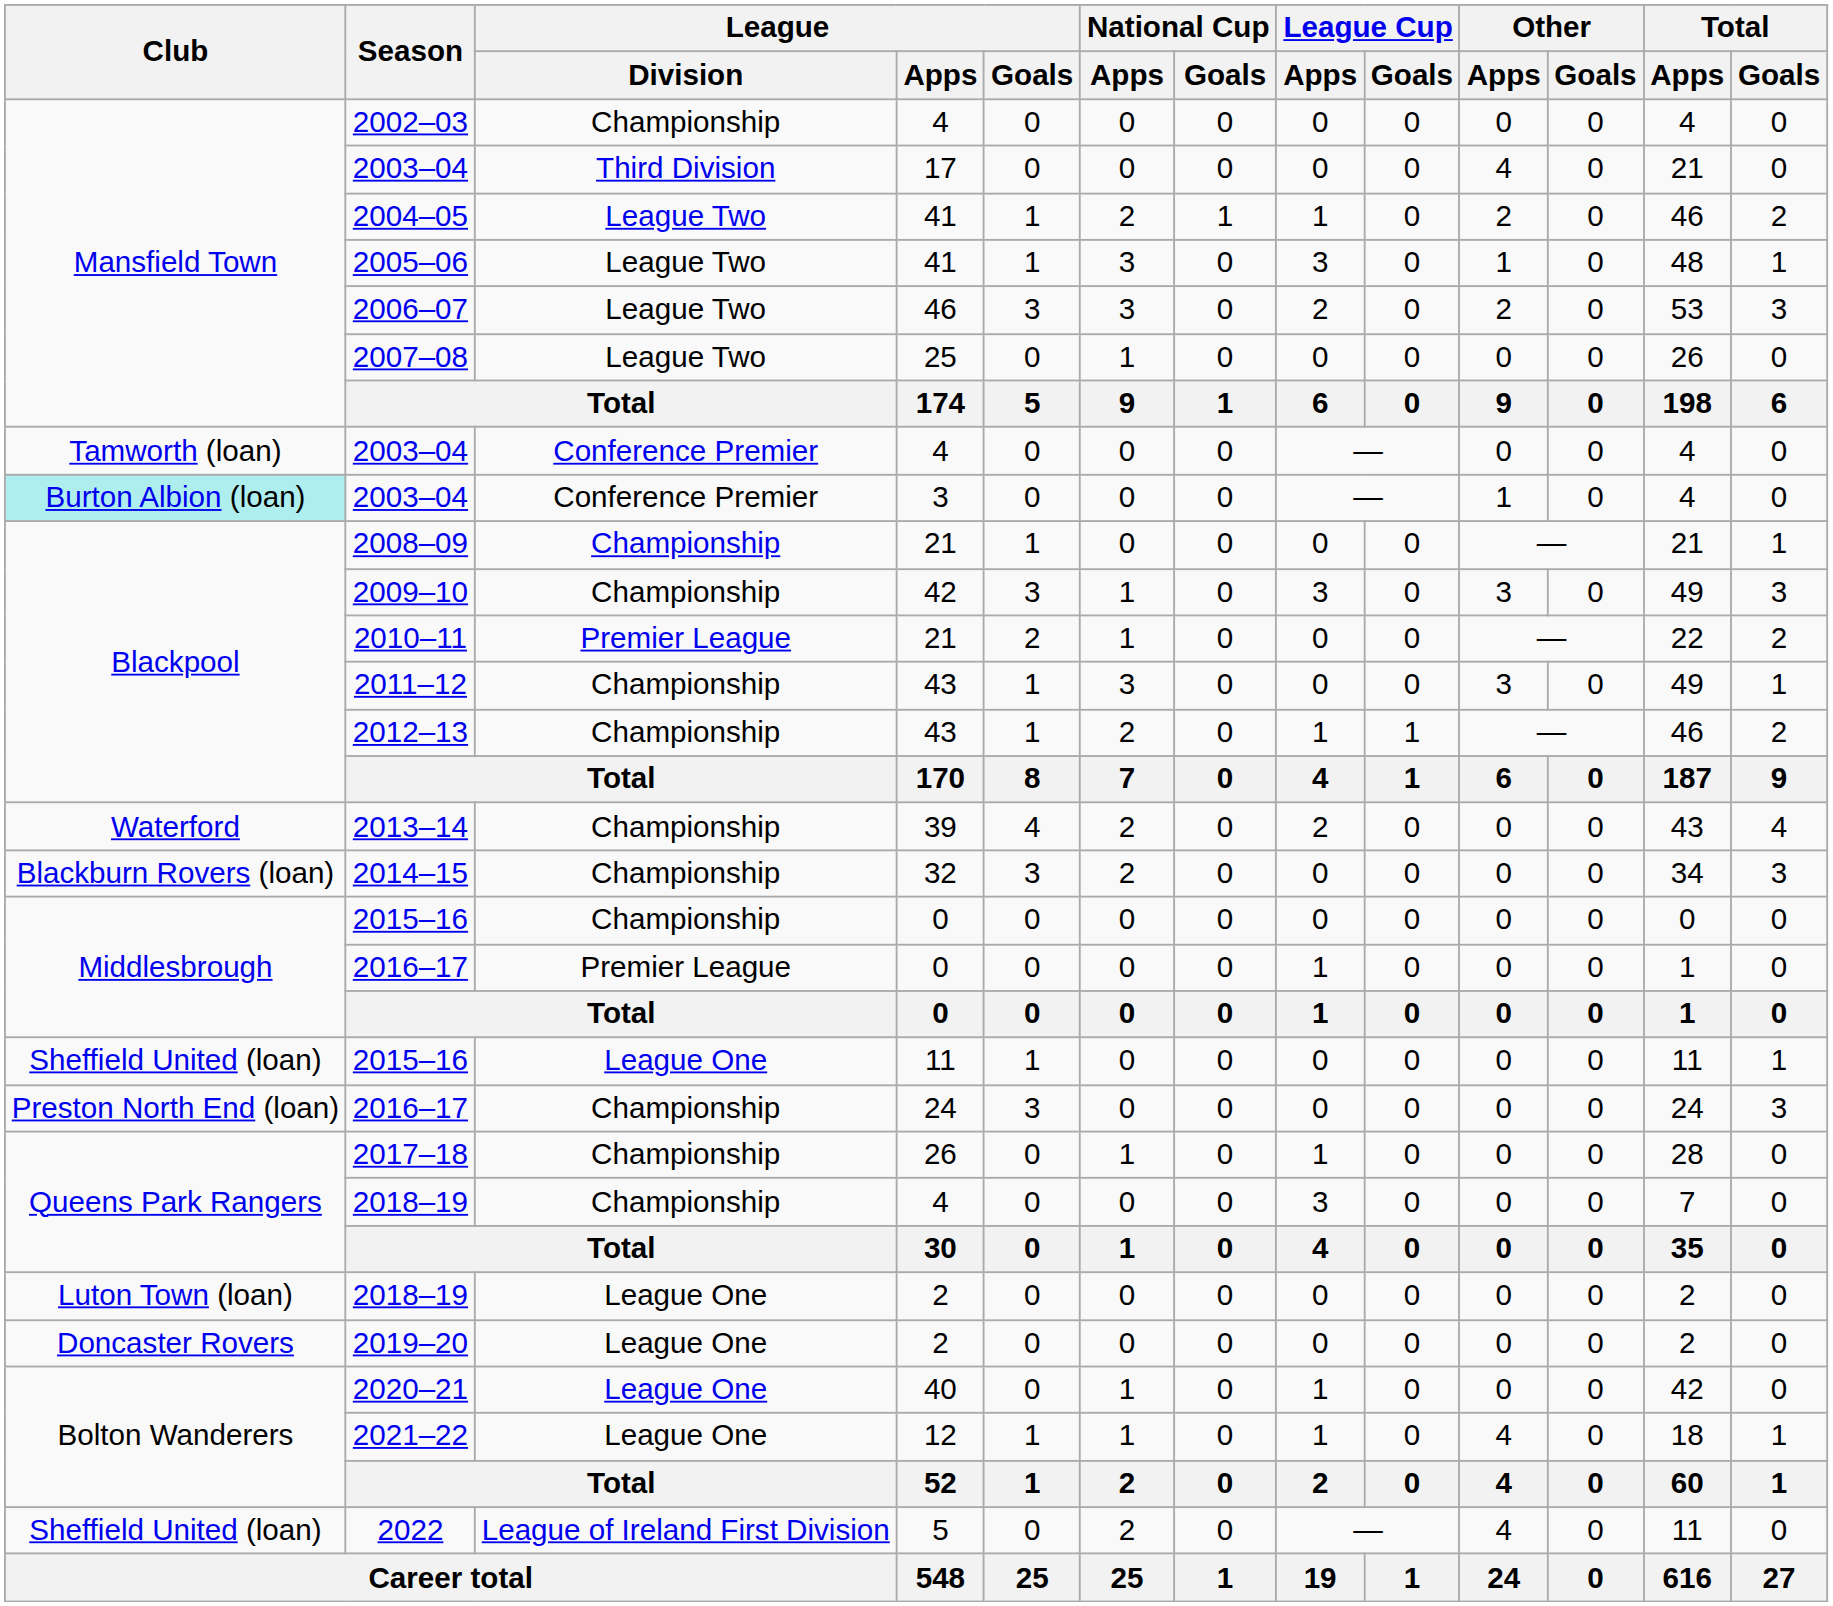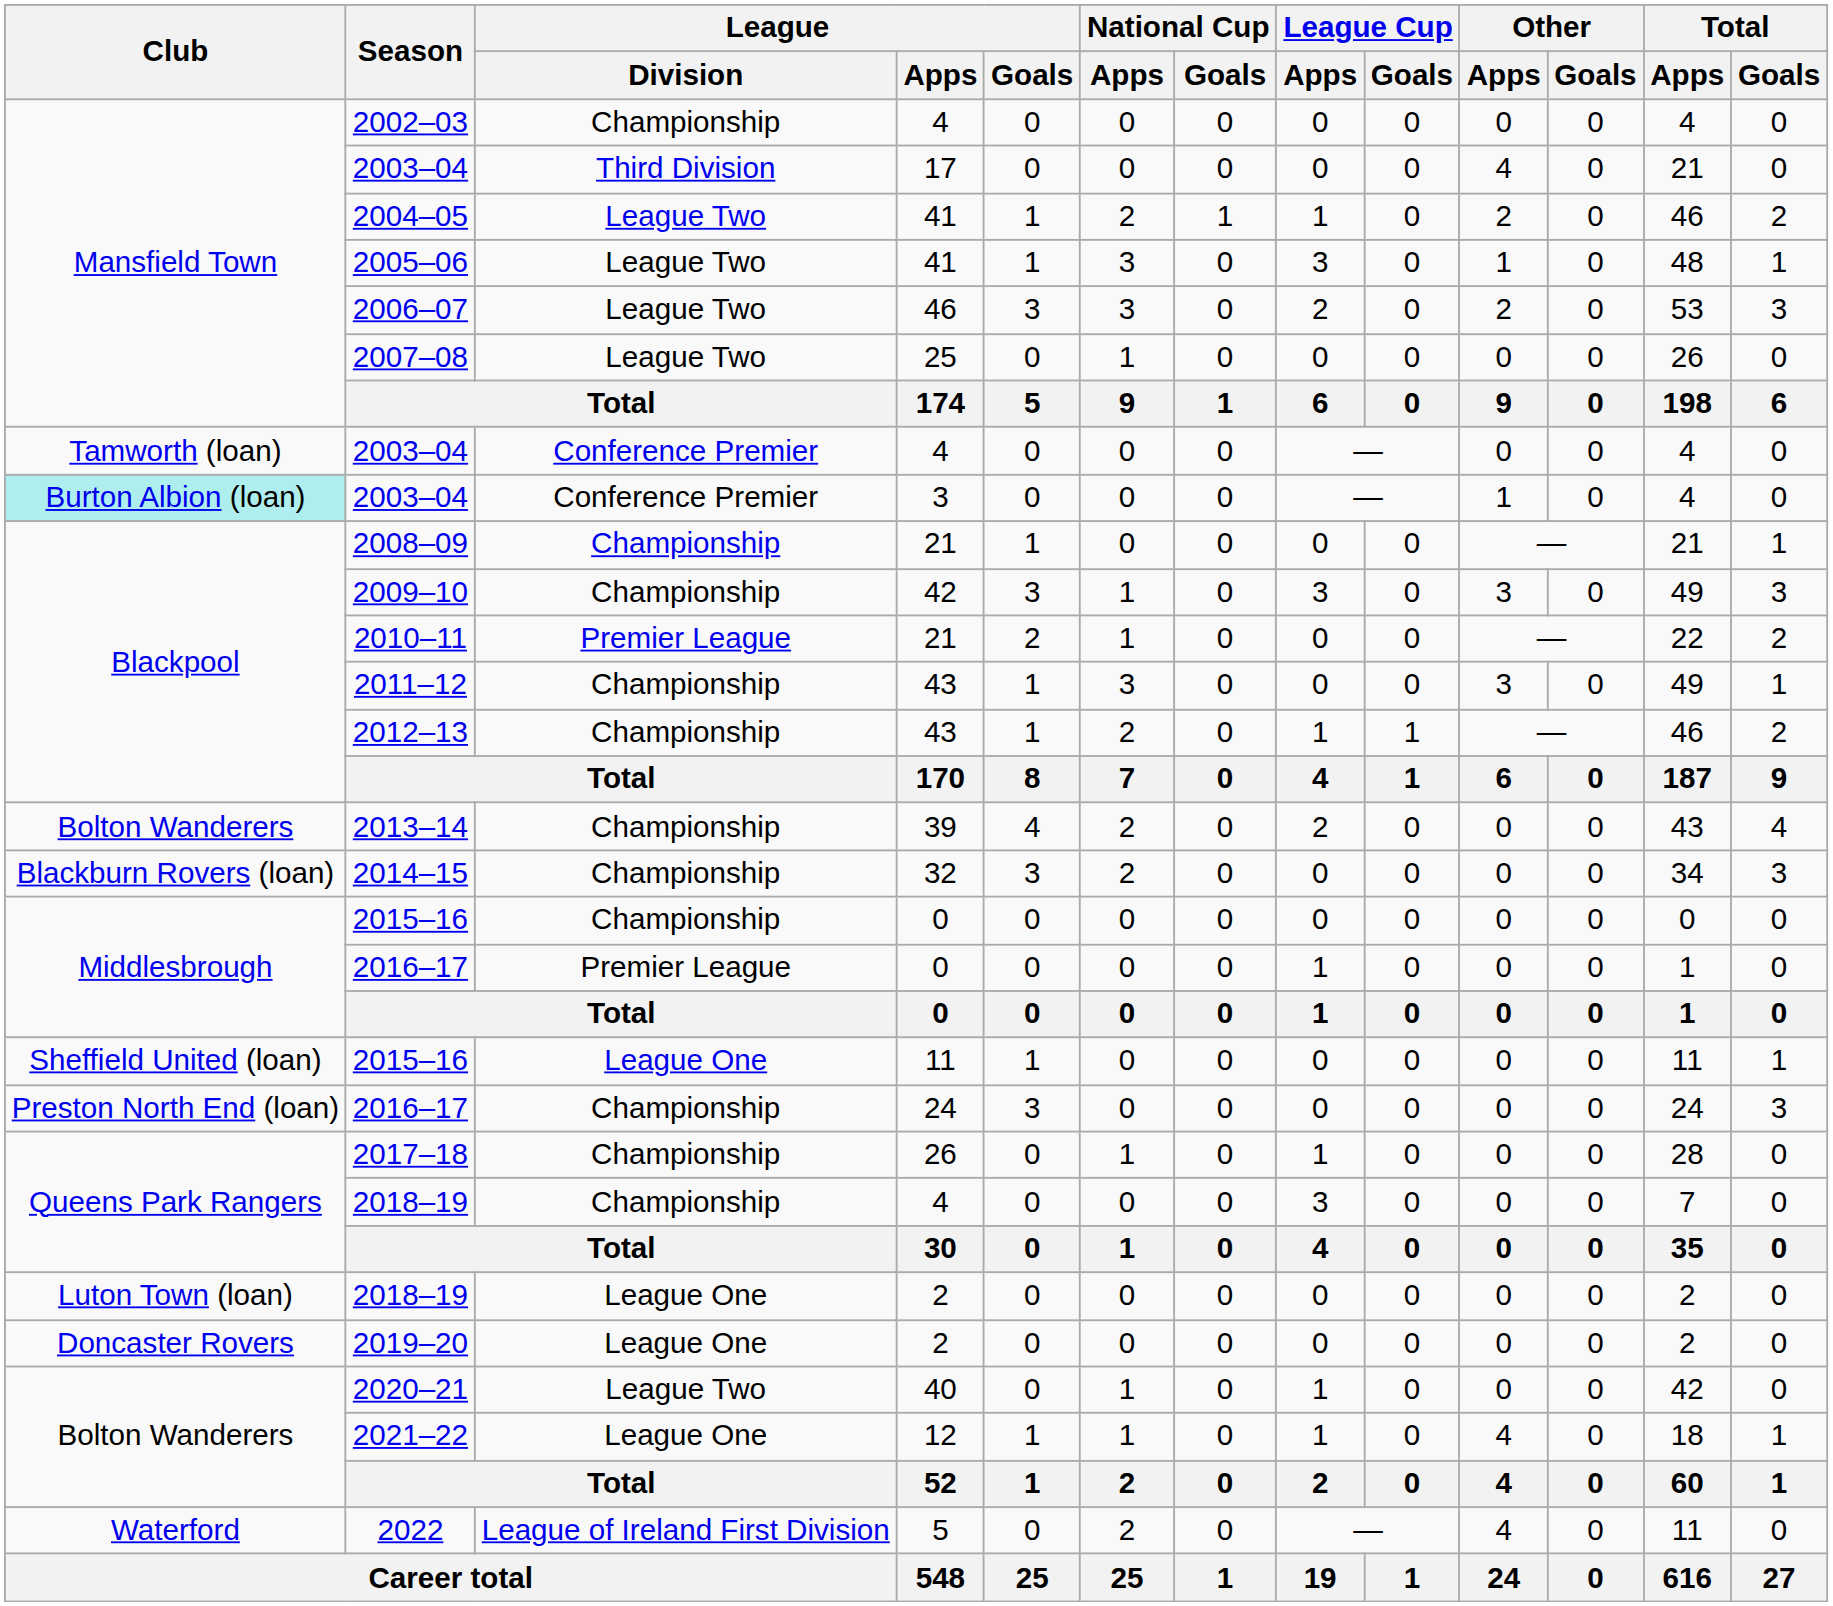(175, 826) Waterford -> (175, 826) Bolton Wanderers
(686, 1389) League One -> (686, 1389) League Two
(175, 1530) Sheffield United (loan) -> (175, 1530) Waterford
